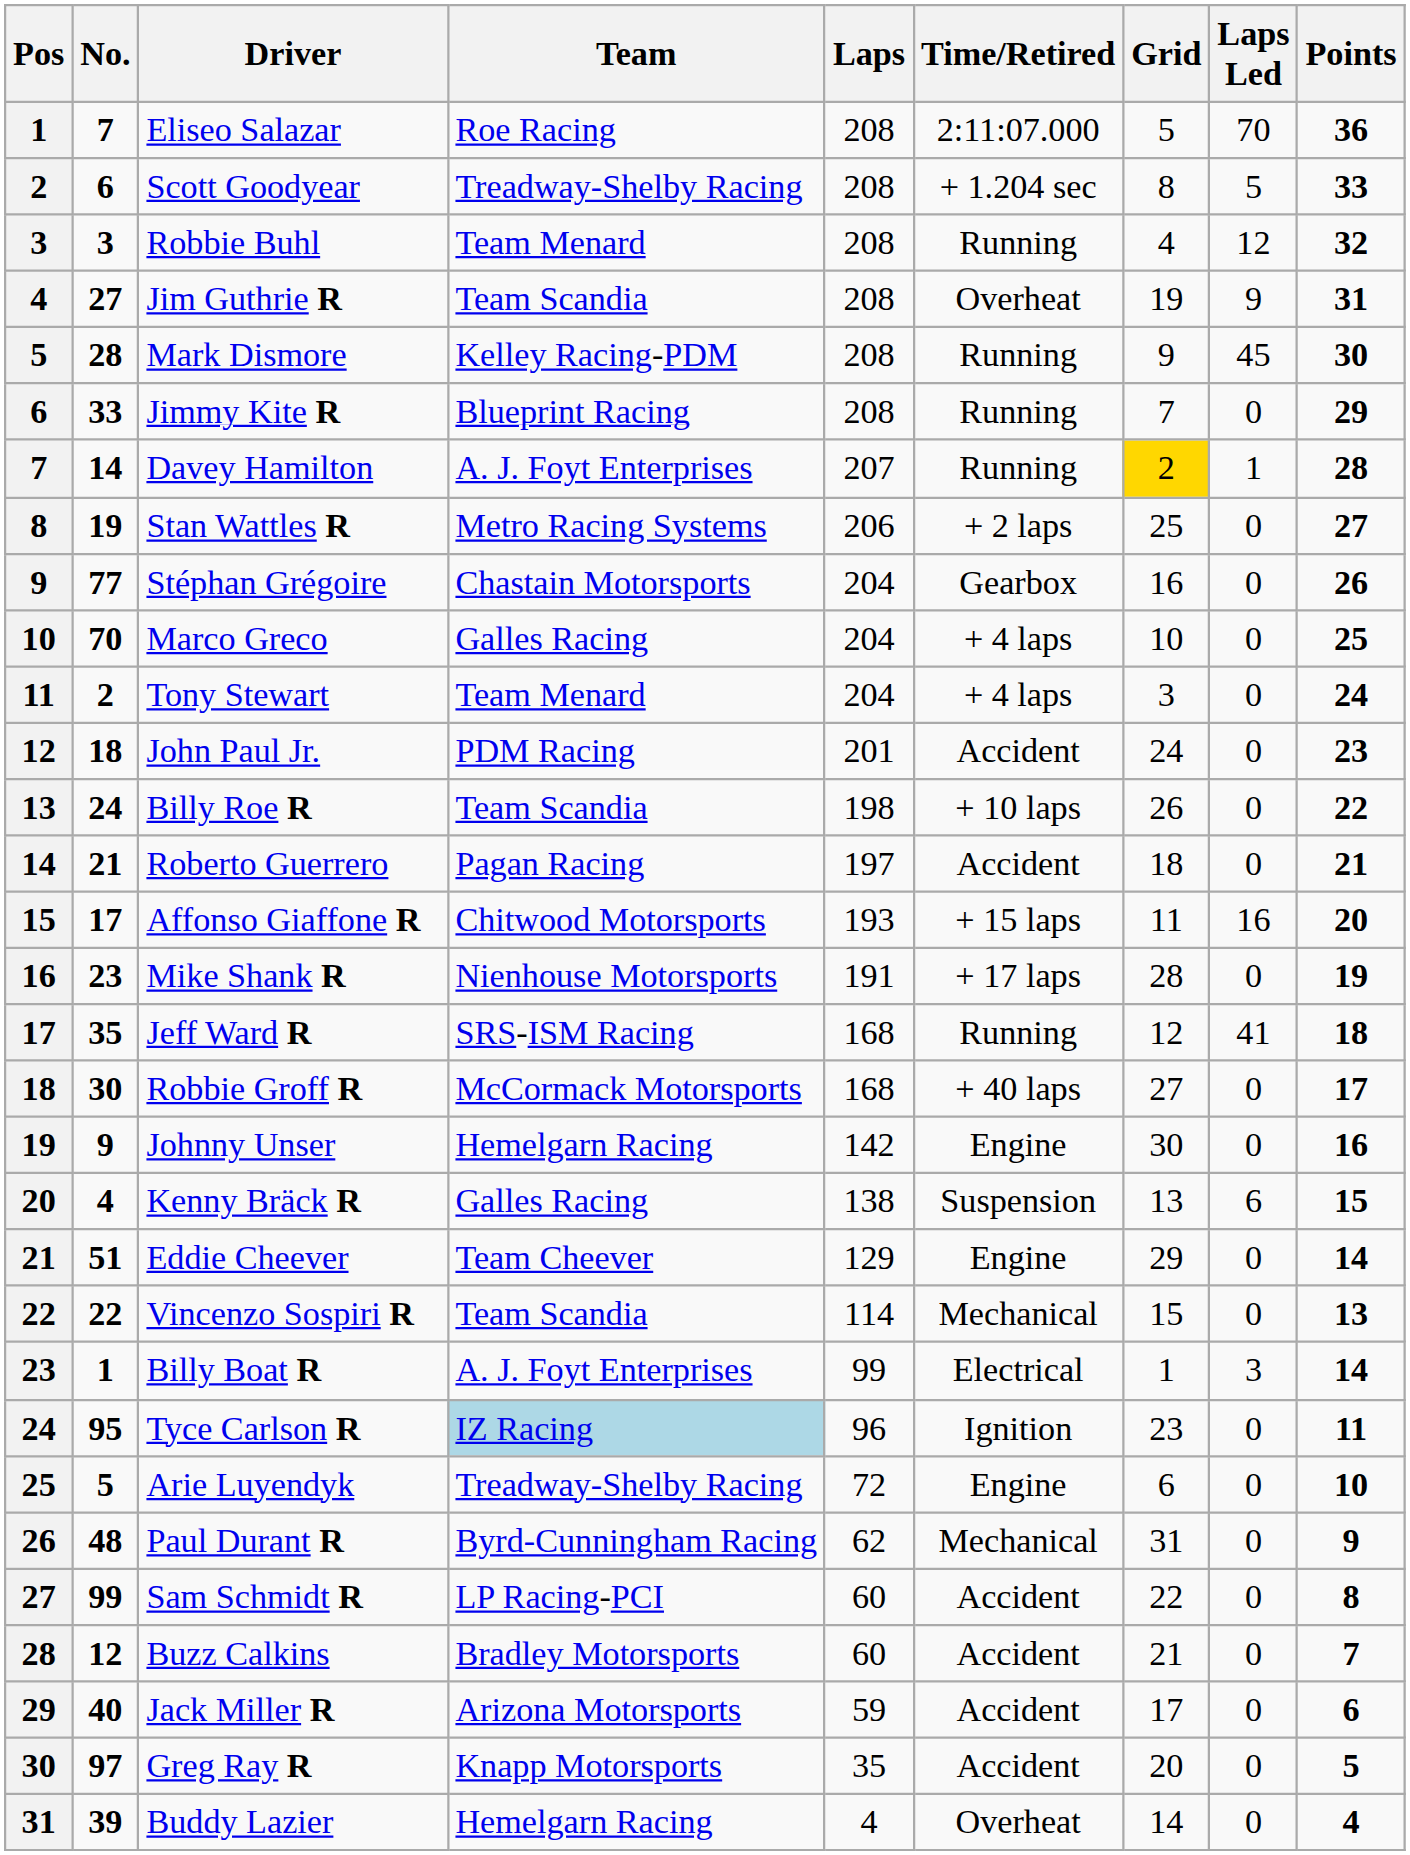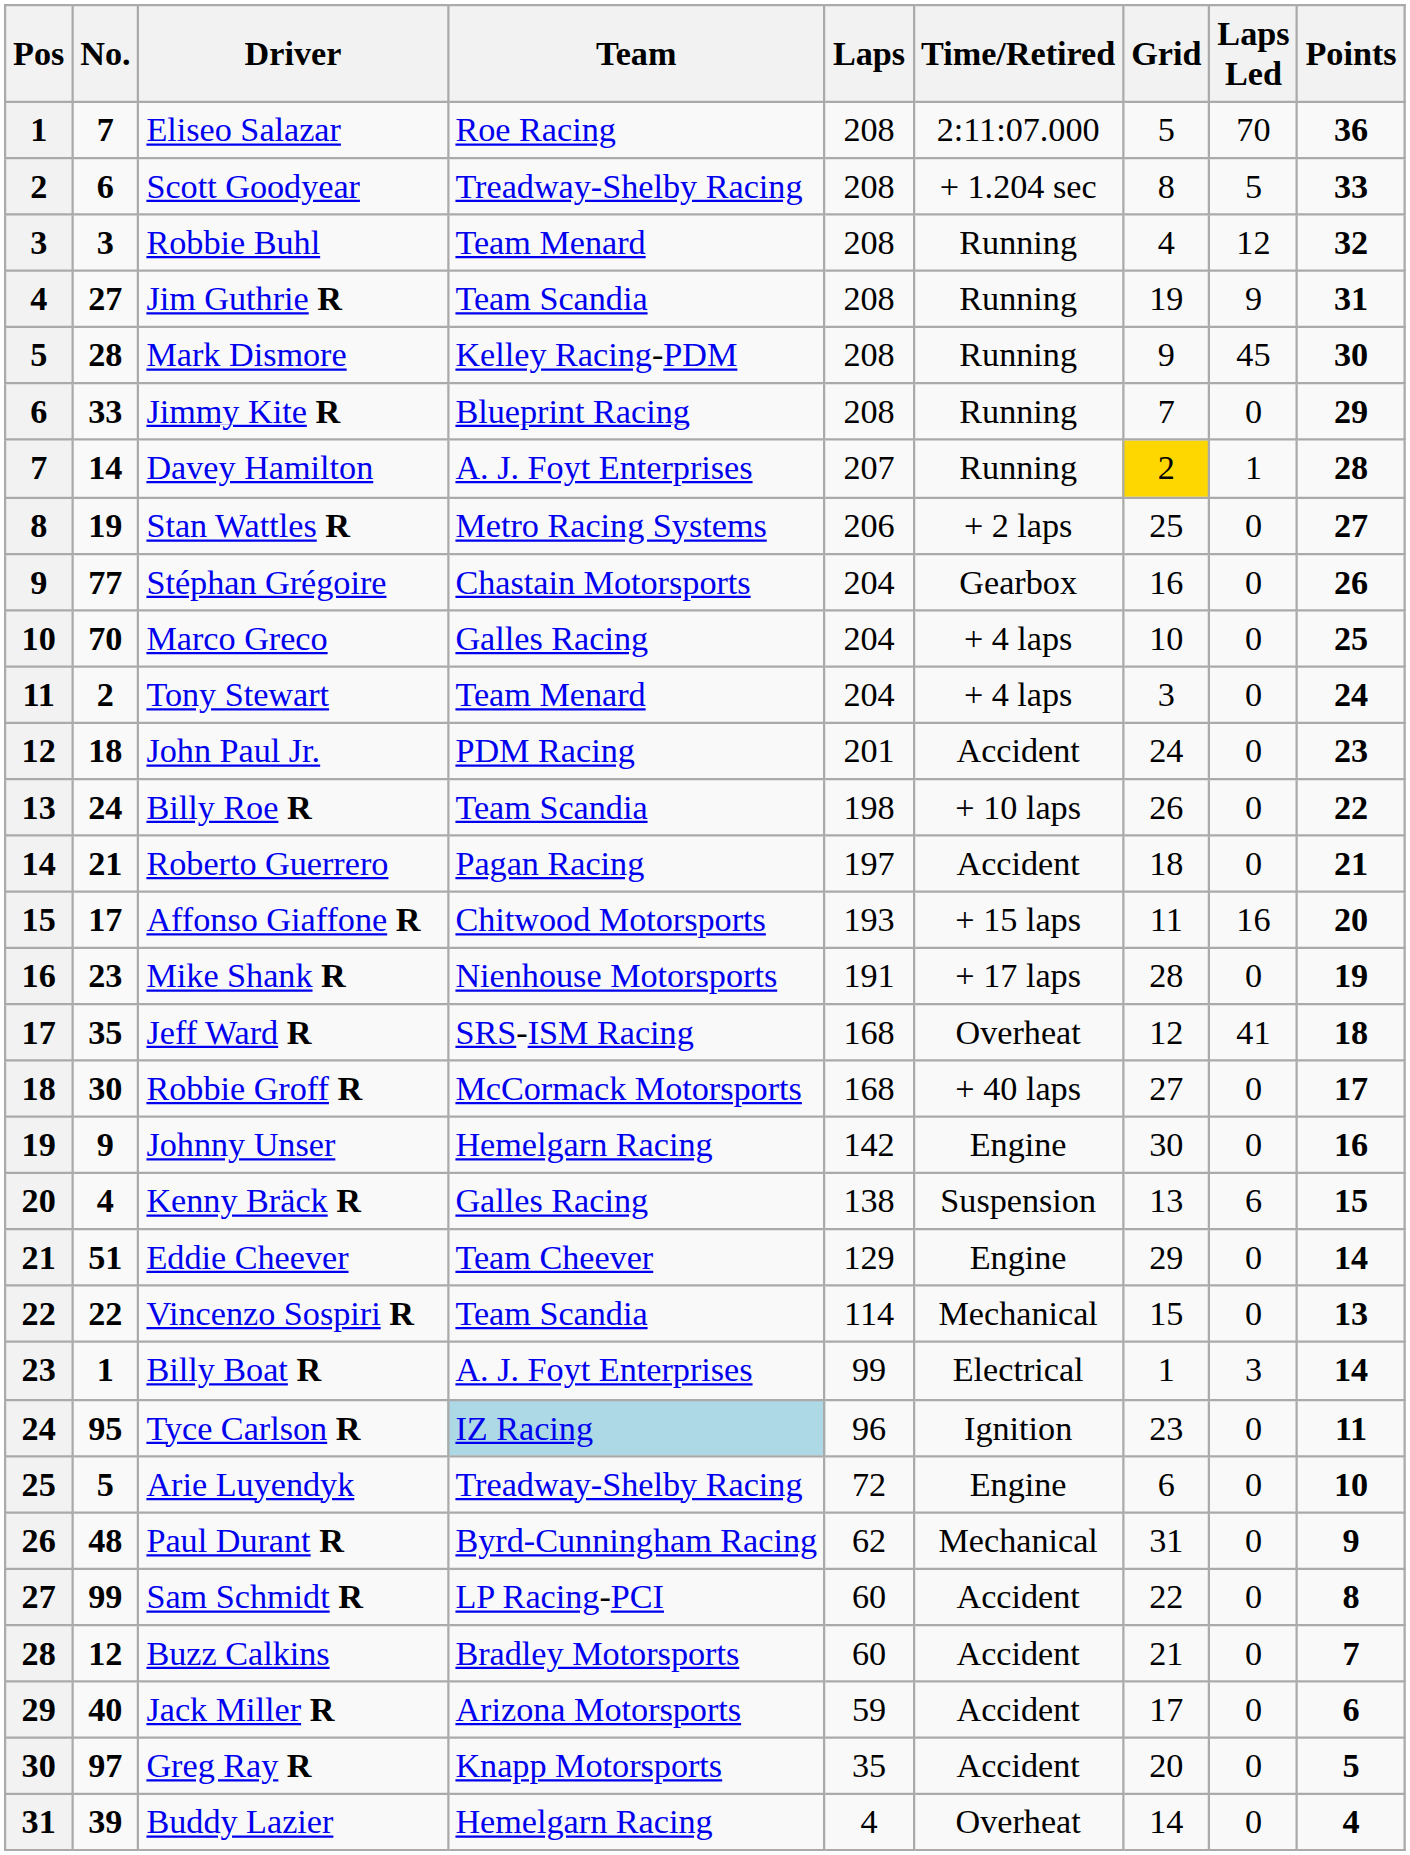(1018, 298) Overheat -> (1018, 298) Running
(1018, 1032) Running -> (1018, 1032) Overheat
